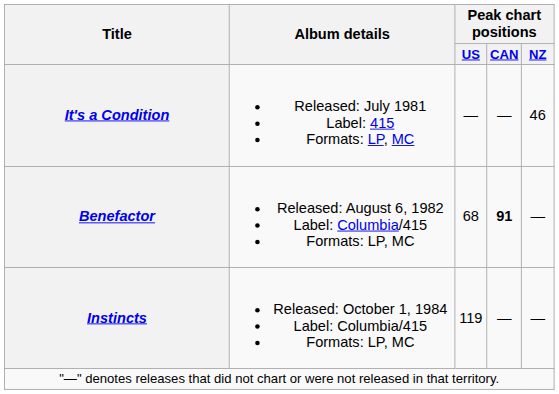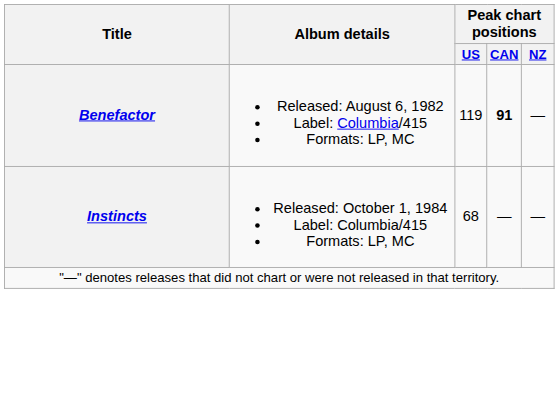- row: (117, 115)
(471, 216) 68 -> (471, 115) 119
(471, 318) 119 -> (471, 216) 68
